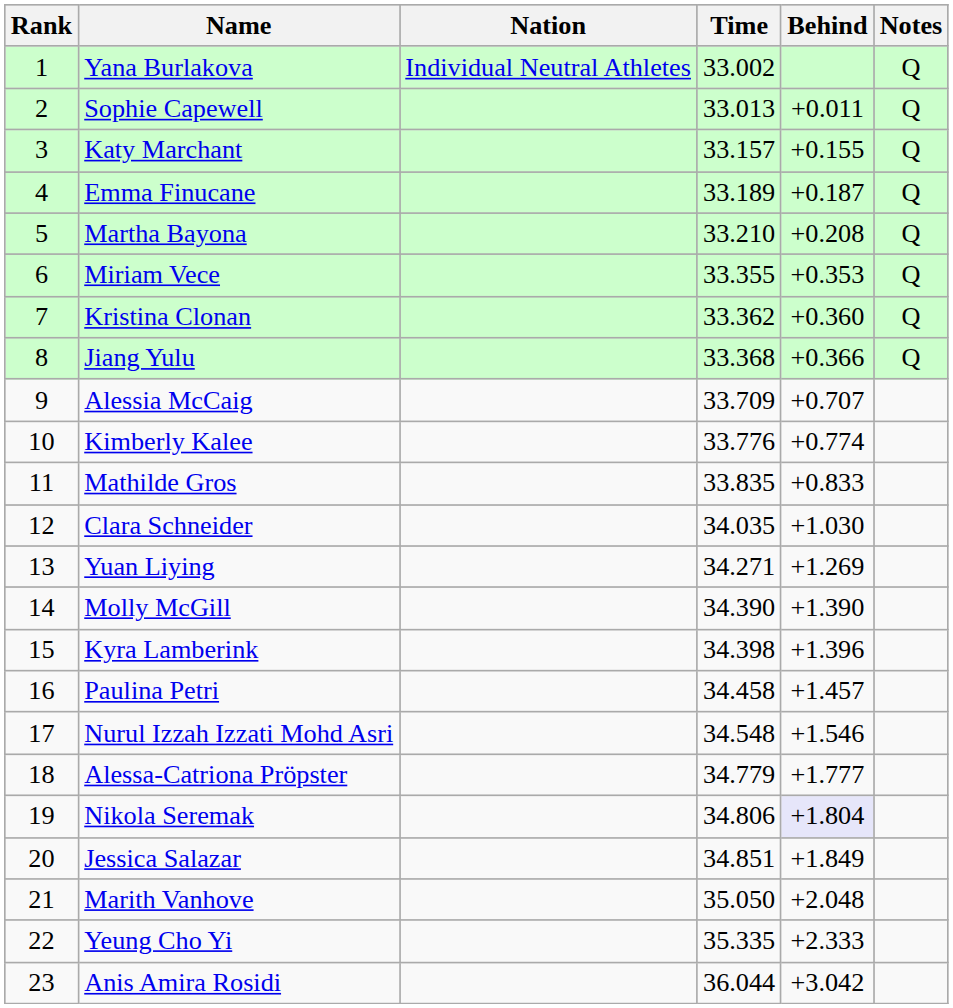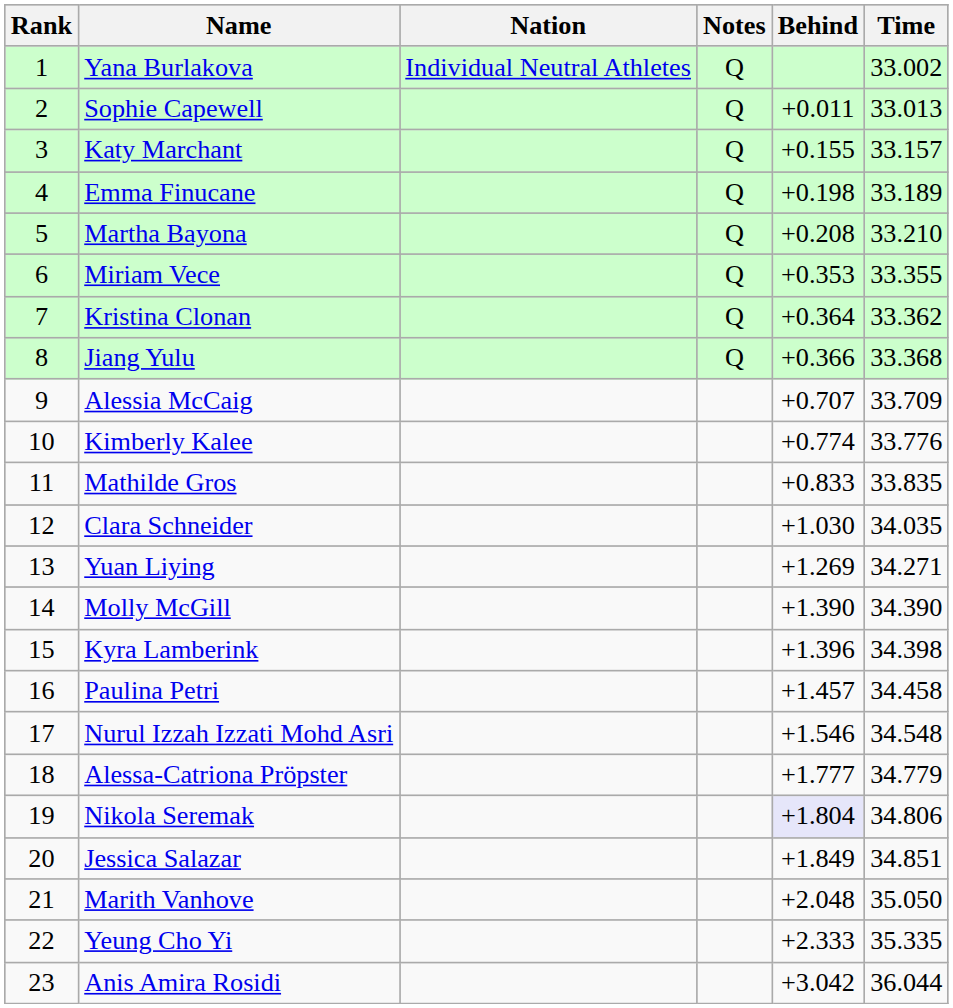columns swapped: (739, 25) <-> (911, 25)
(827, 191) +0.187 -> (818, 191) +0.198
(827, 316) +0.360 -> (818, 316) +0.364
